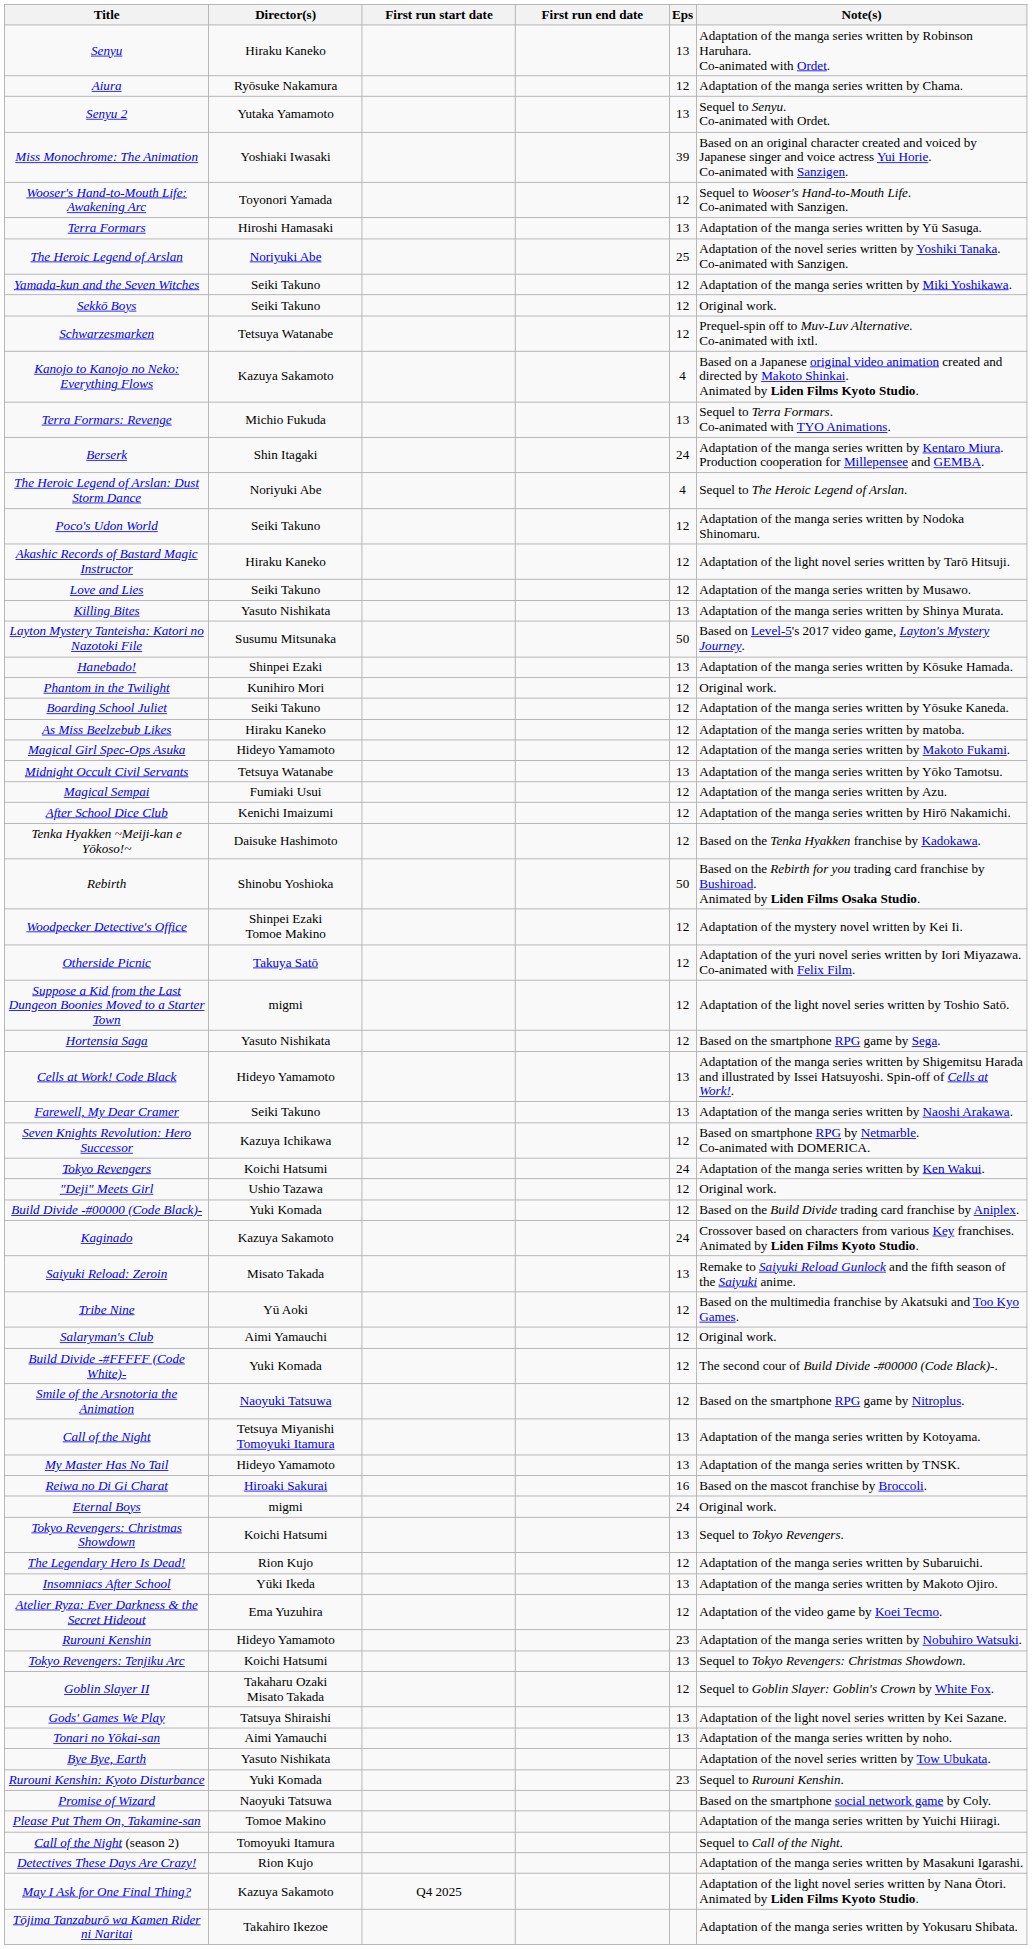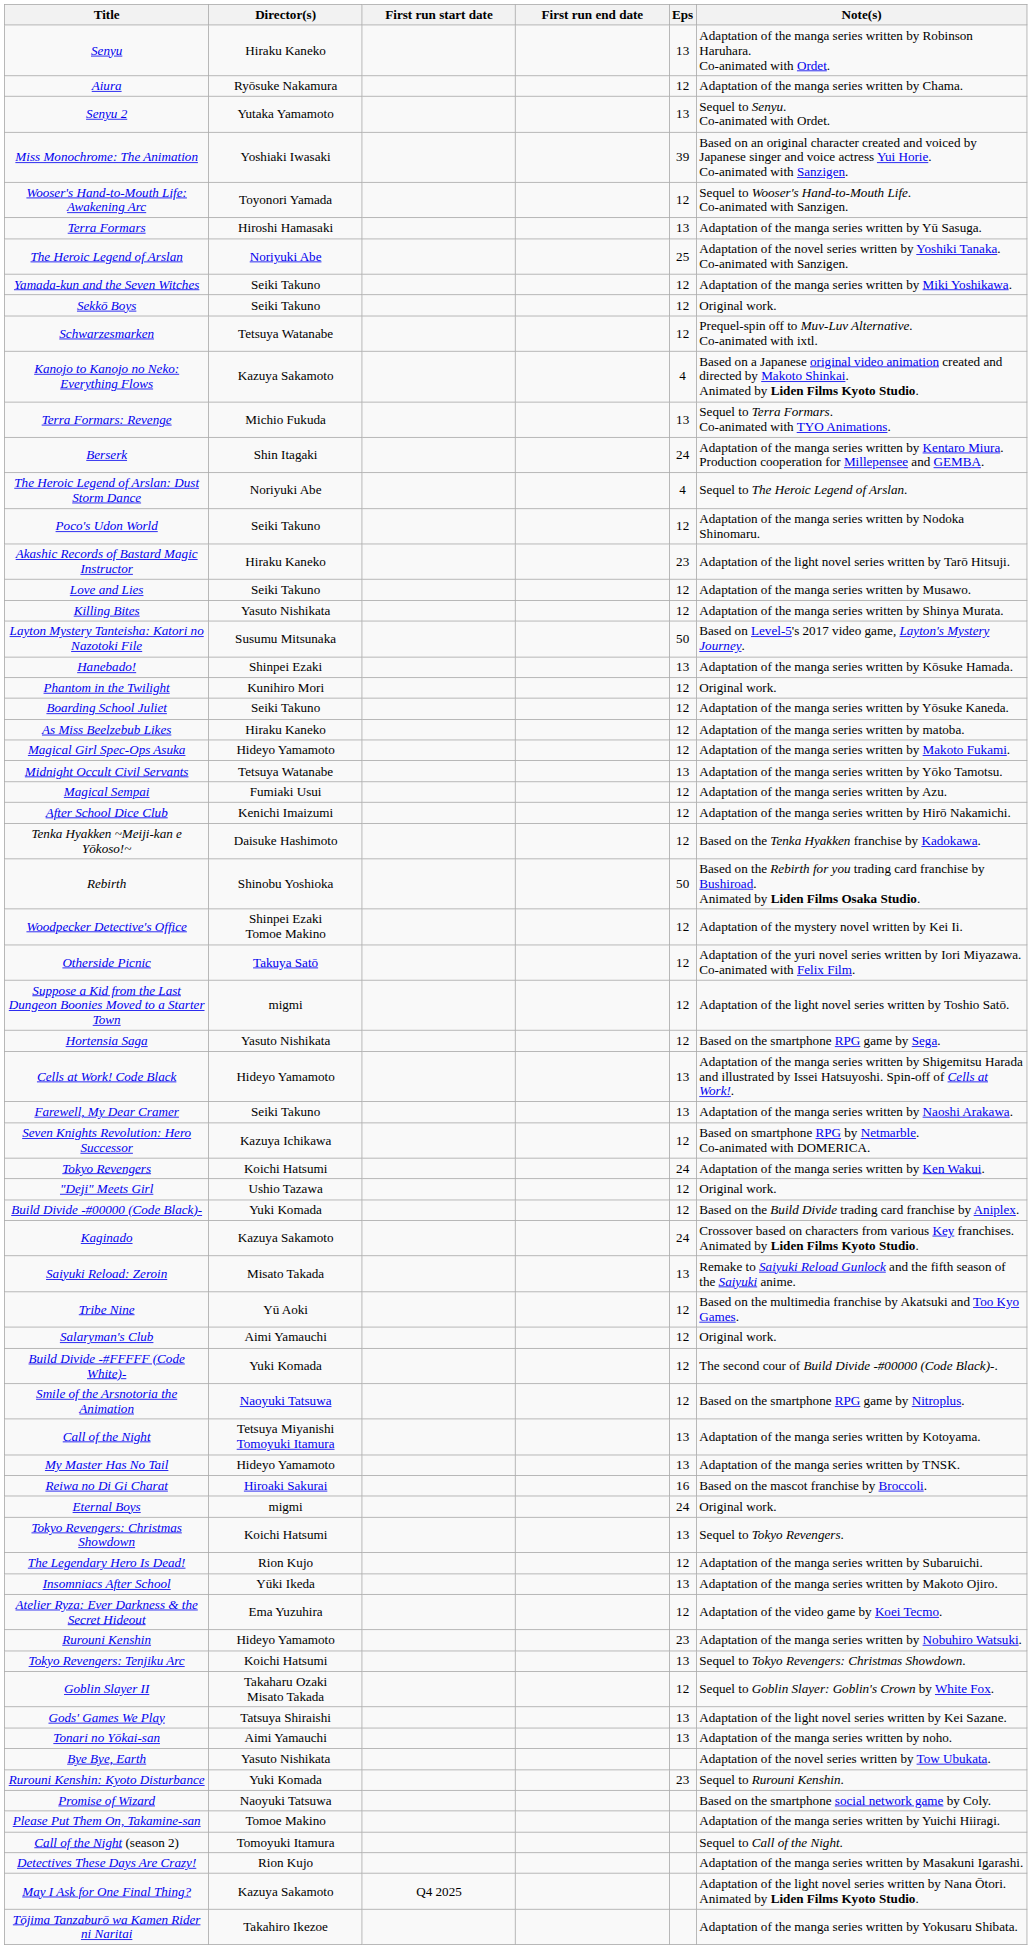(683, 561) 12 -> (683, 561) 23
(683, 610) 13 -> (683, 610) 12
